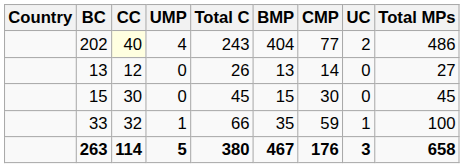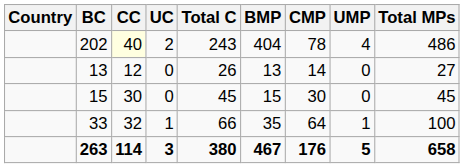columns swapped: (359, 17) <-> (168, 17)
(330, 44) 77 -> (317, 44) 78
(330, 123) 59 -> (317, 123) 64
